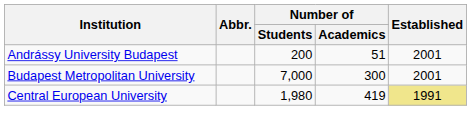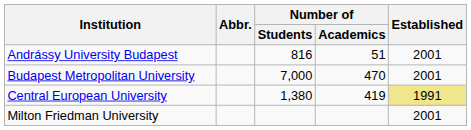(302, 55) 200 -> (302, 55) 816
(375, 75) 300 -> (375, 75) 470
(296, 96) 1,980 -> (296, 96) 1,380
+ row: (83, 116)
